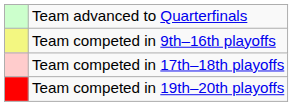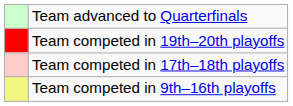rows swapped: (154, 40) <-> (158, 88)
